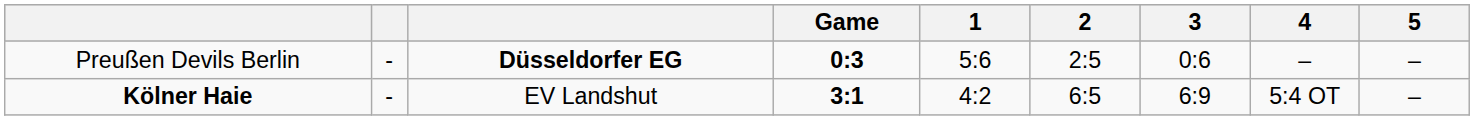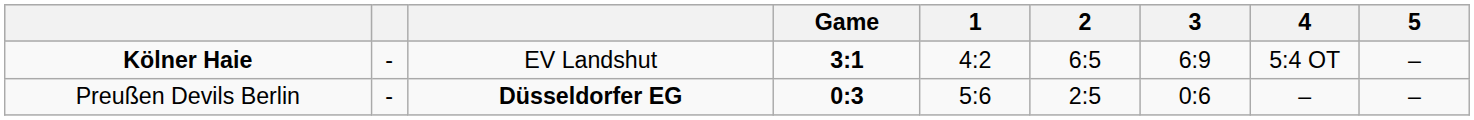rows swapped: (188, 96) <-> (188, 59)
